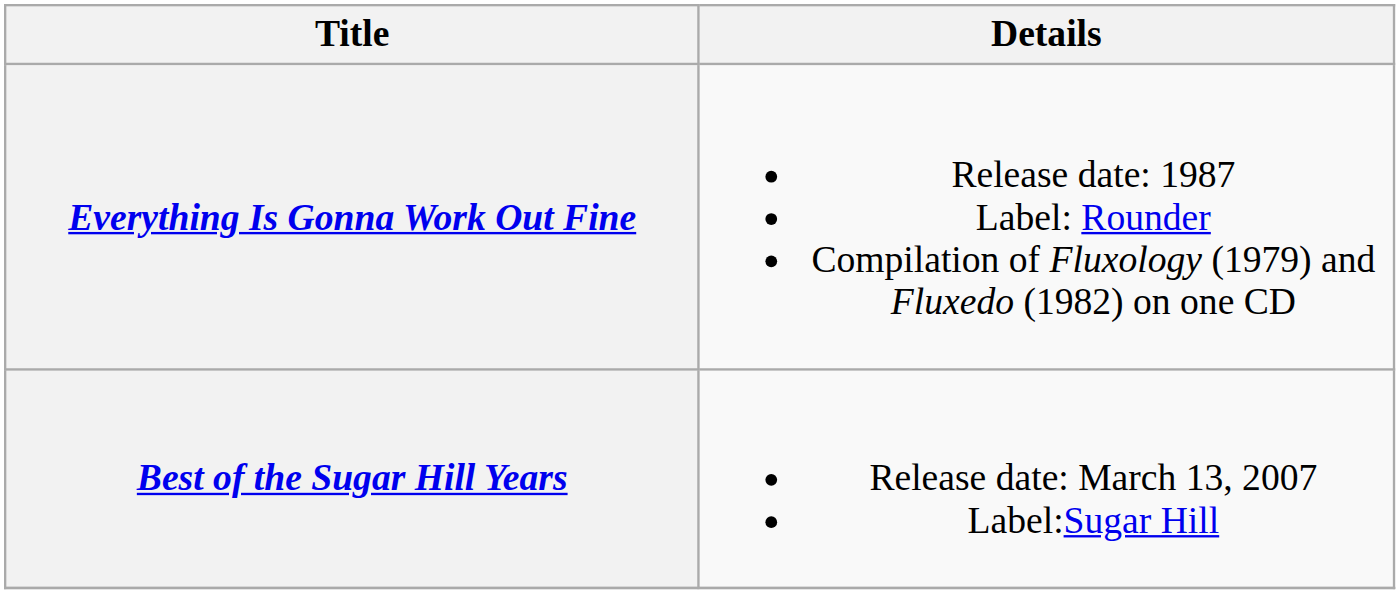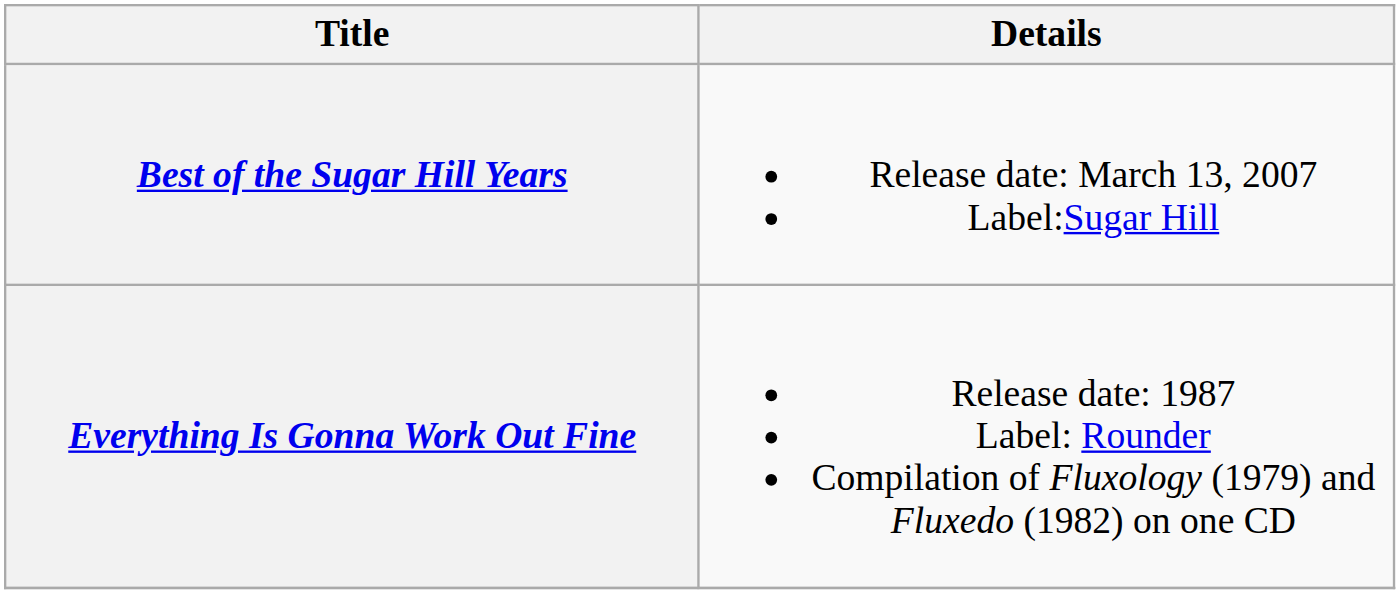rows swapped: (352, 216) <-> (352, 477)
